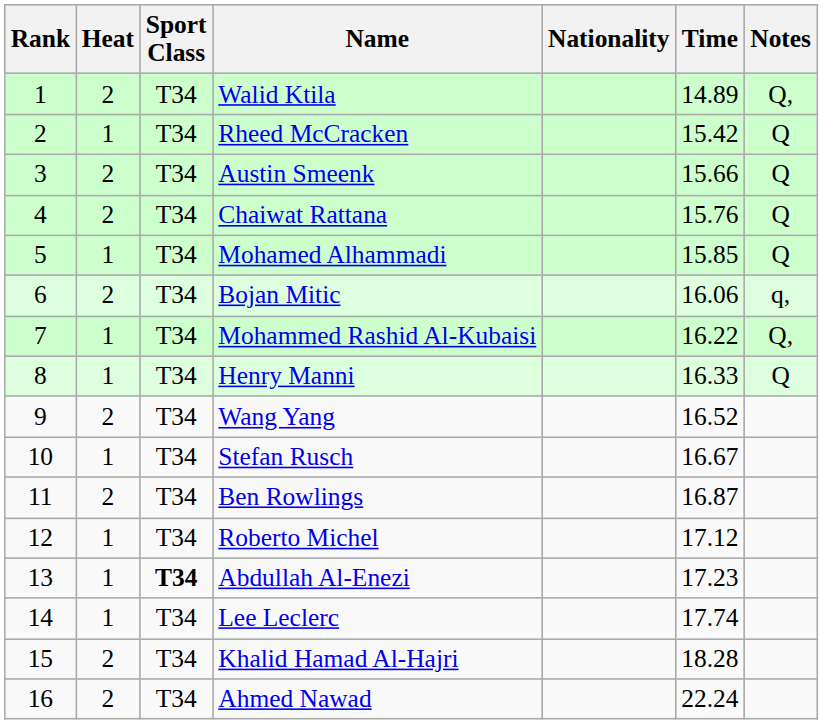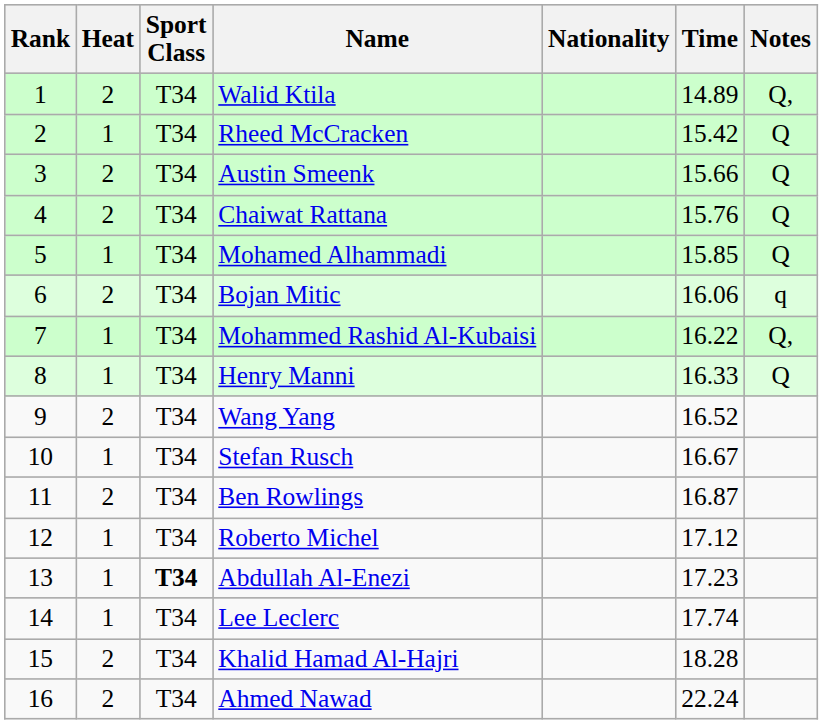(781, 295) q, -> (781, 295) q
